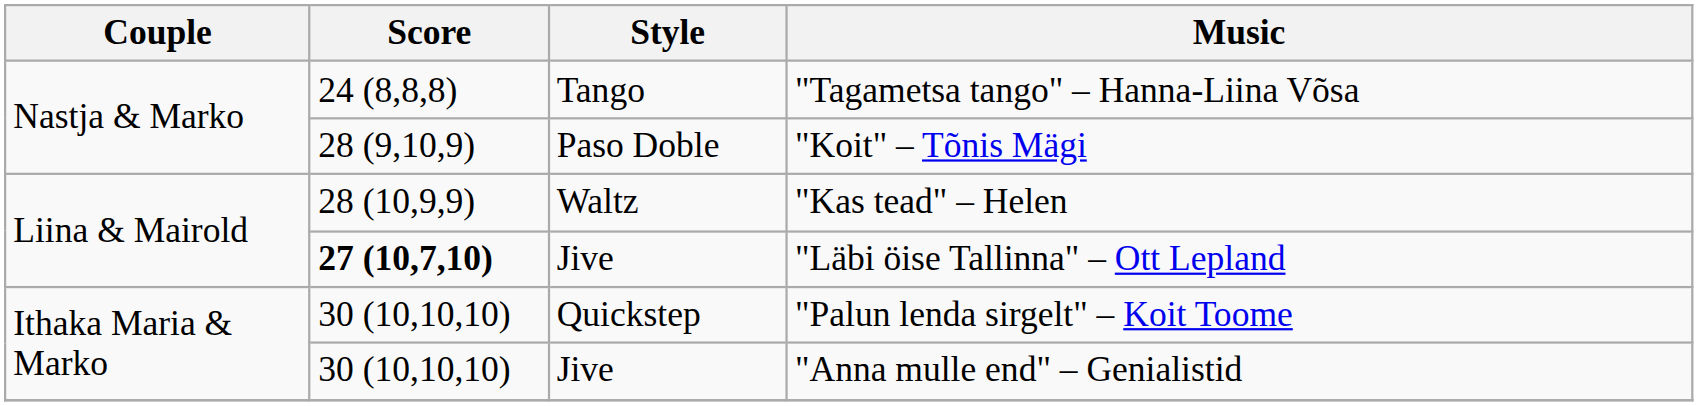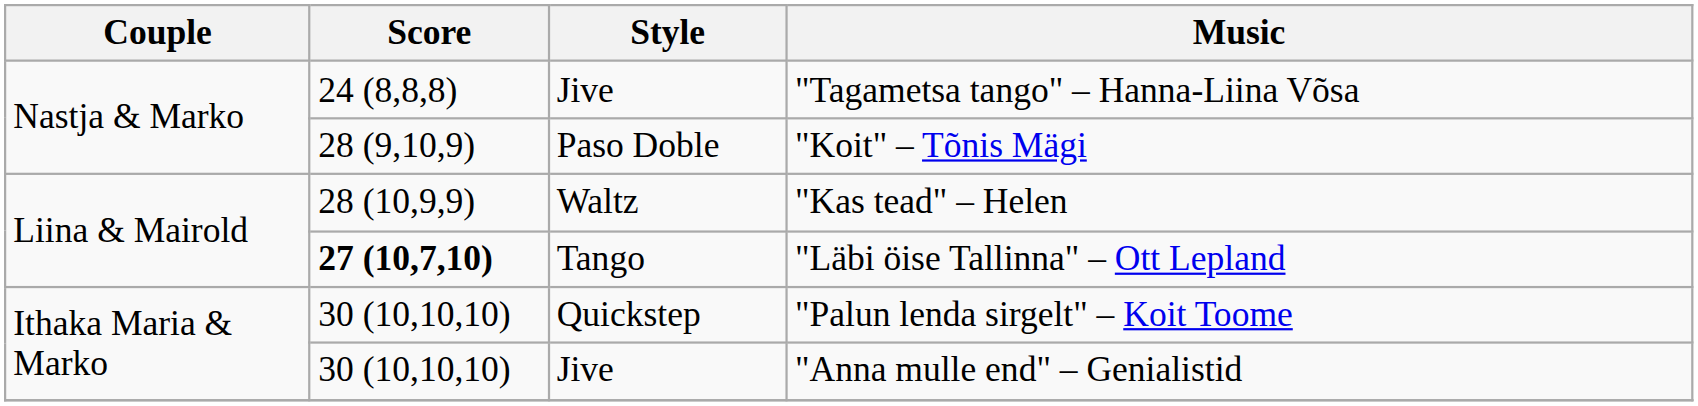(601, 88) Tango -> (585, 88) Jive
(585, 257) Jive -> (601, 257) Tango
